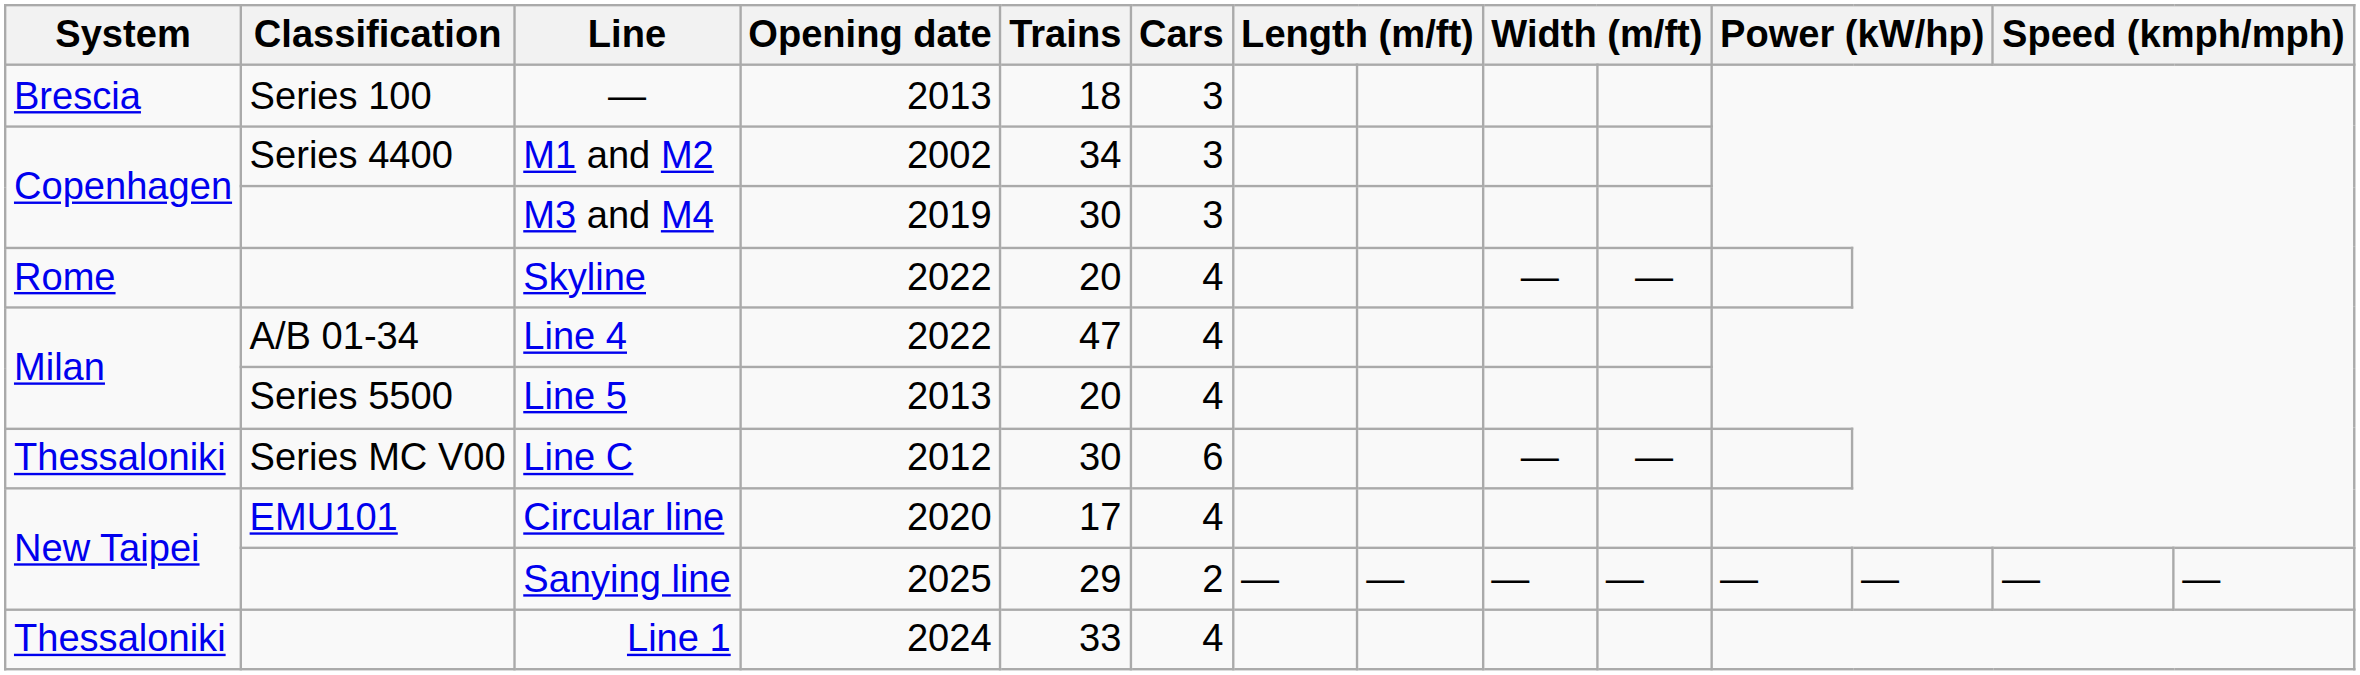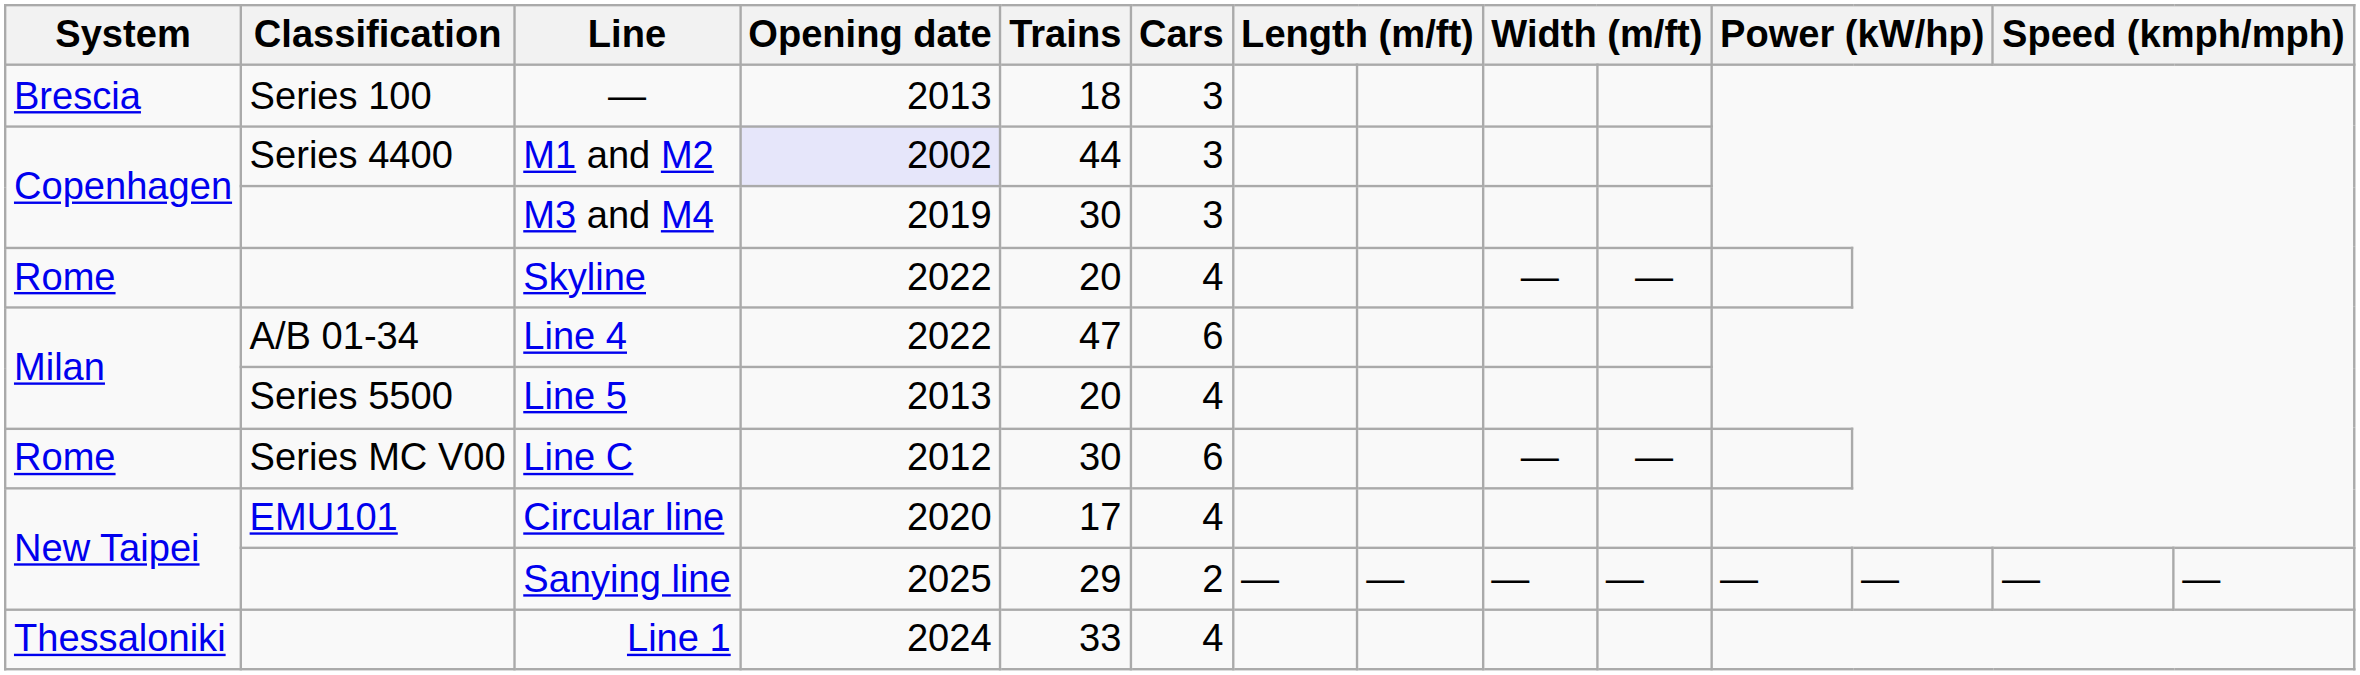(949, 155) no background -> (949, 155) lavender background
(1100, 155) 34 -> (1100, 155) 44
(1213, 336) 4 -> (1213, 336) 6
(120, 457) Thessaloniki -> (65, 457) Rome
